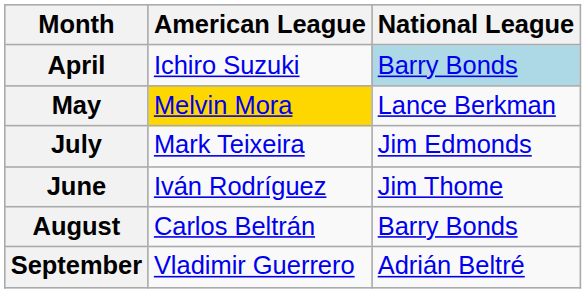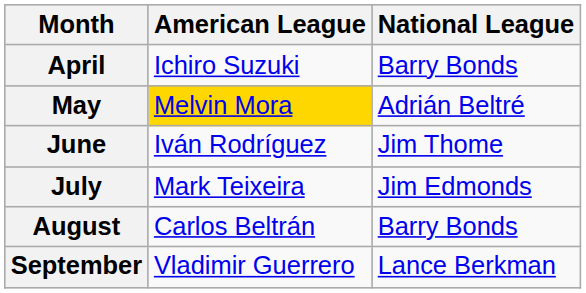(448, 65) lightblue background -> (448, 65) no background
(467, 105) Lance Berkman -> (451, 105) Adrián Beltré
rows swapped: (76, 186) <-> (76, 145)
(451, 266) Adrián Beltré -> (467, 266) Lance Berkman
